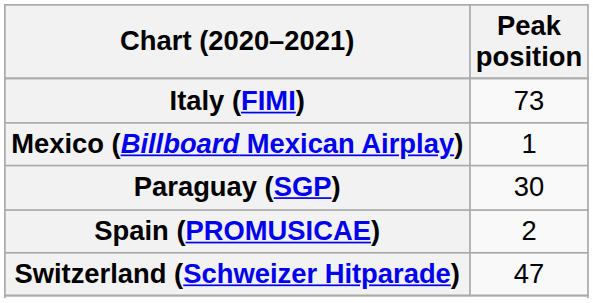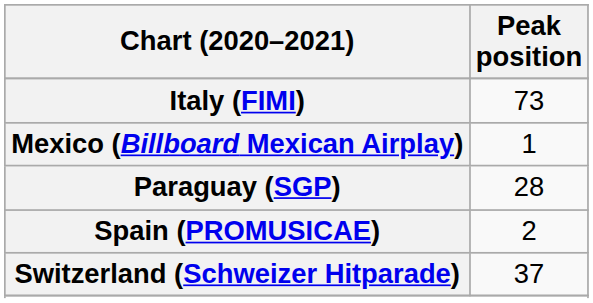(529, 187) 30 -> (529, 187) 28
(529, 273) 47 -> (529, 273) 37
